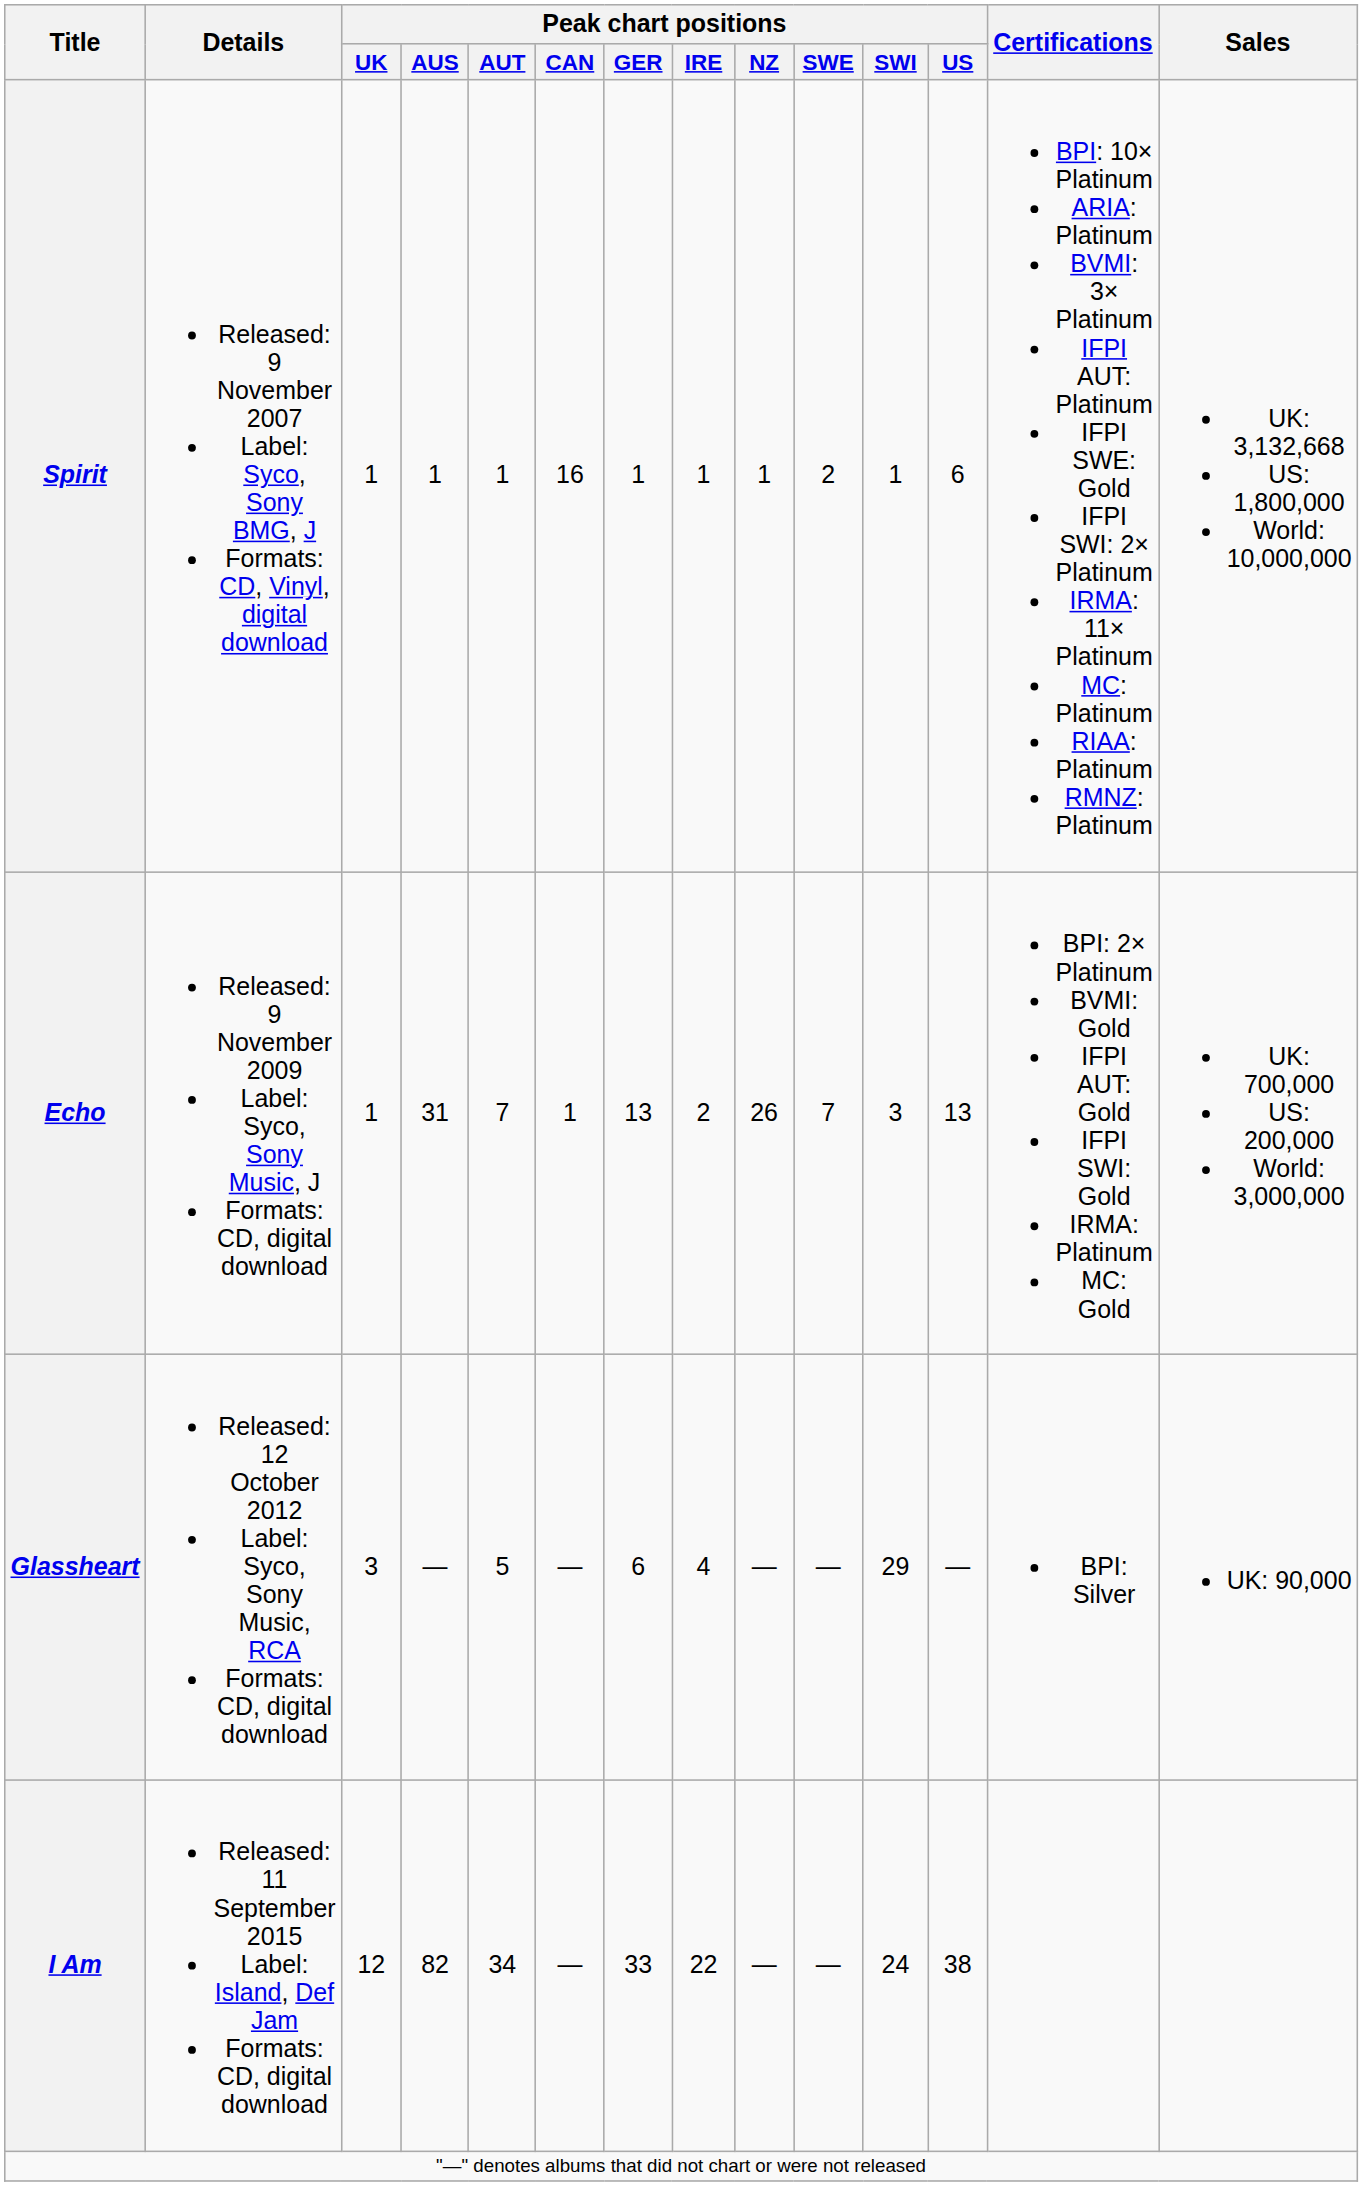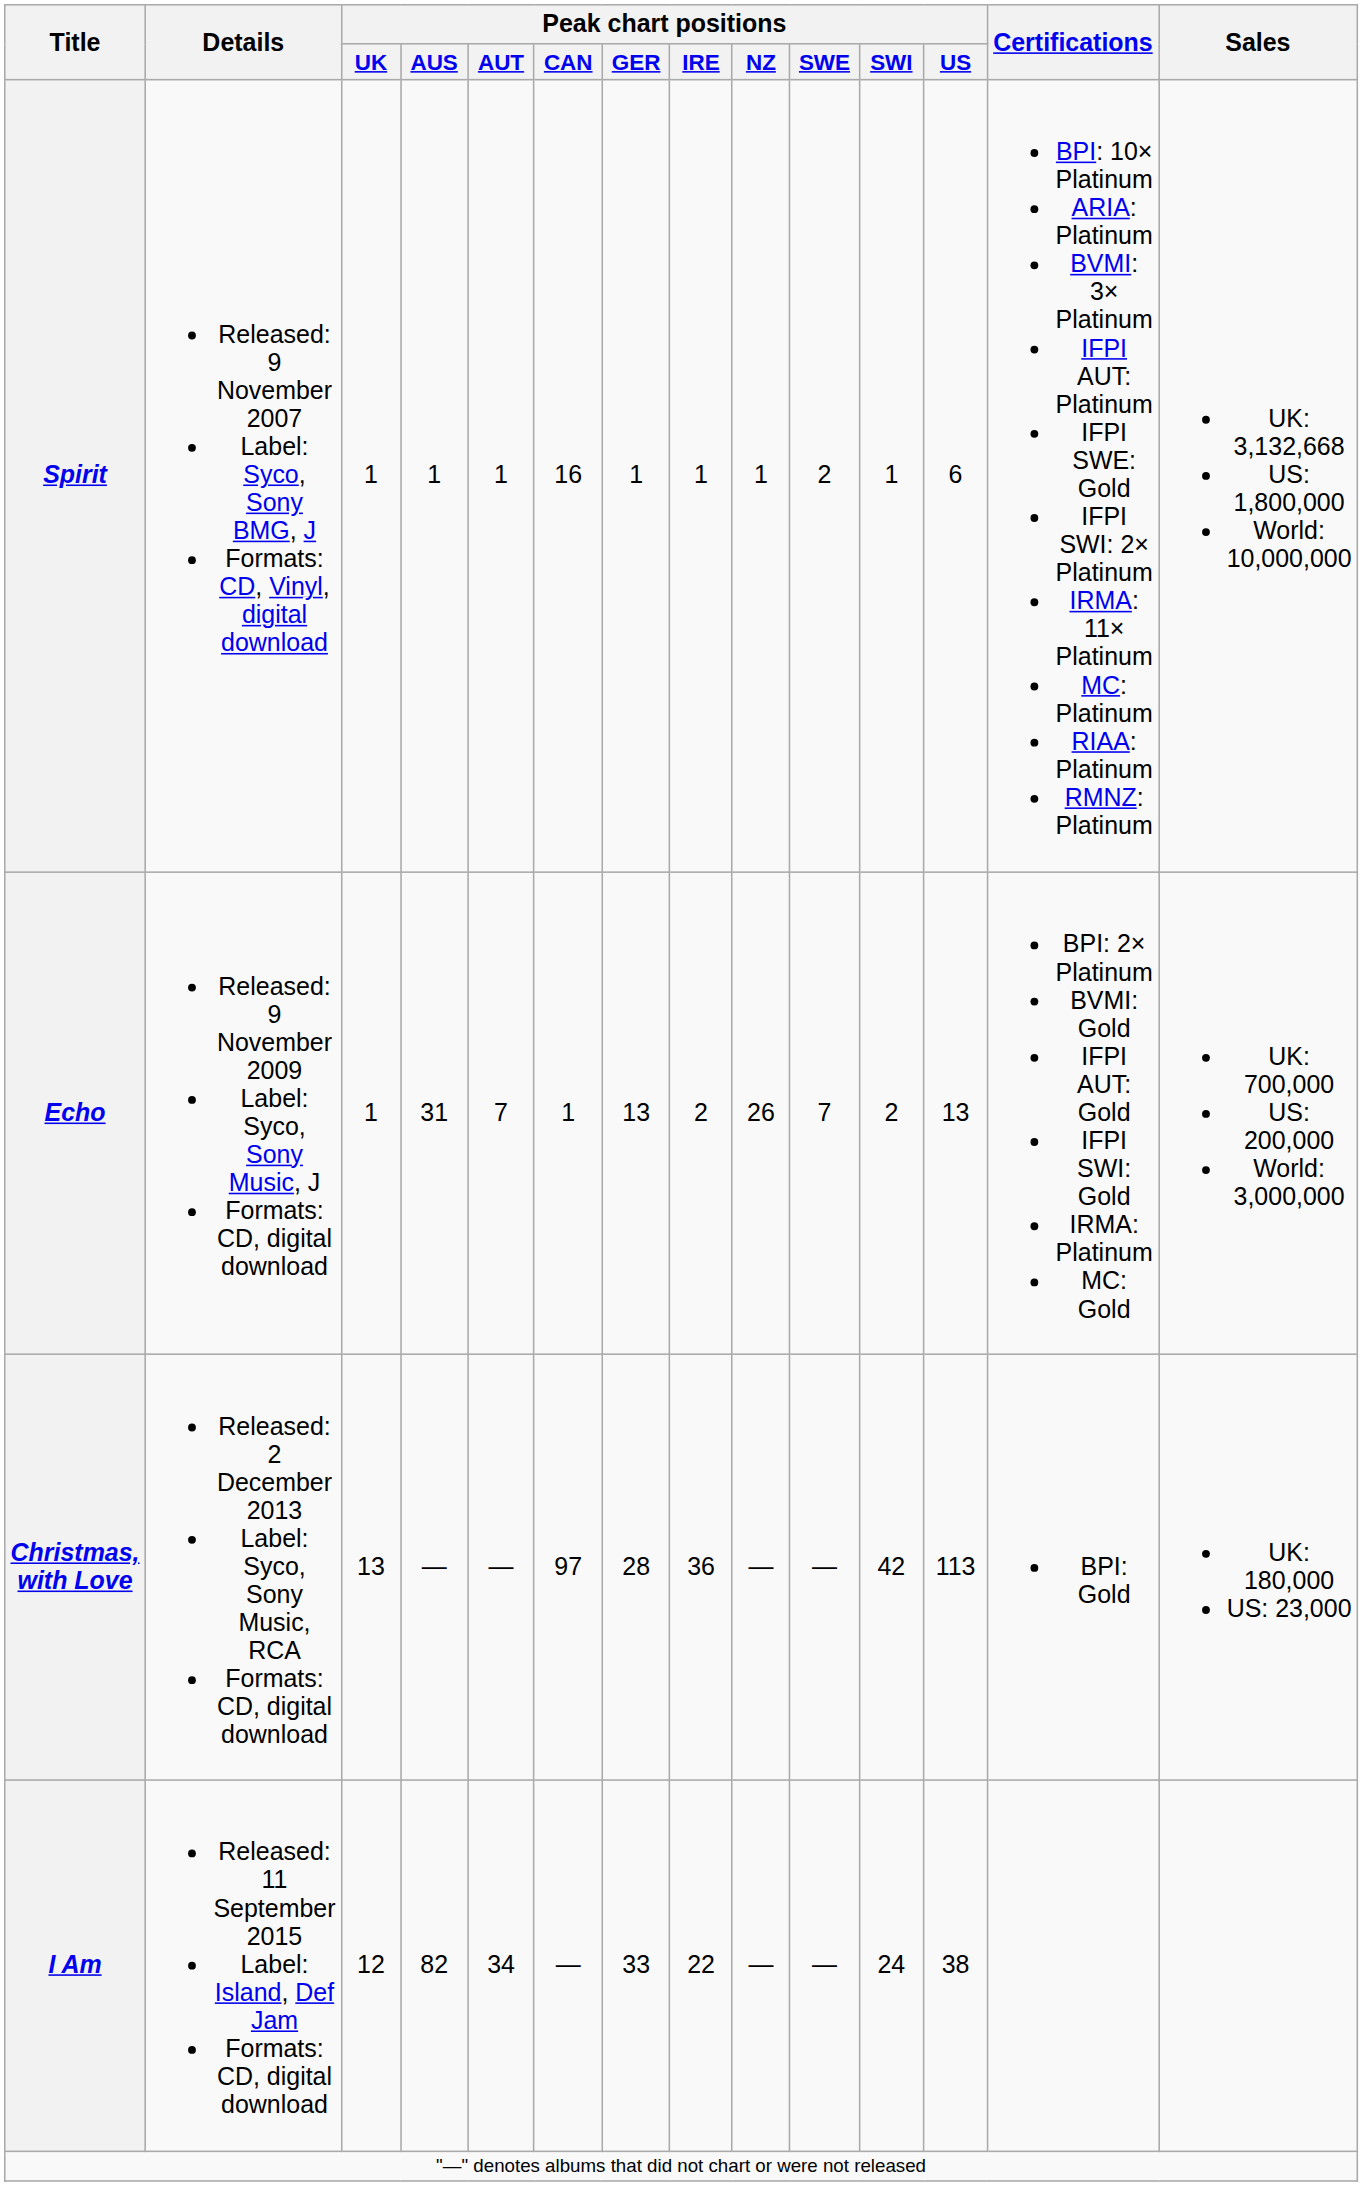(895, 1112) 3 -> (891, 1112) 2
- row: (75, 1566)
+ row: (75, 1566)
